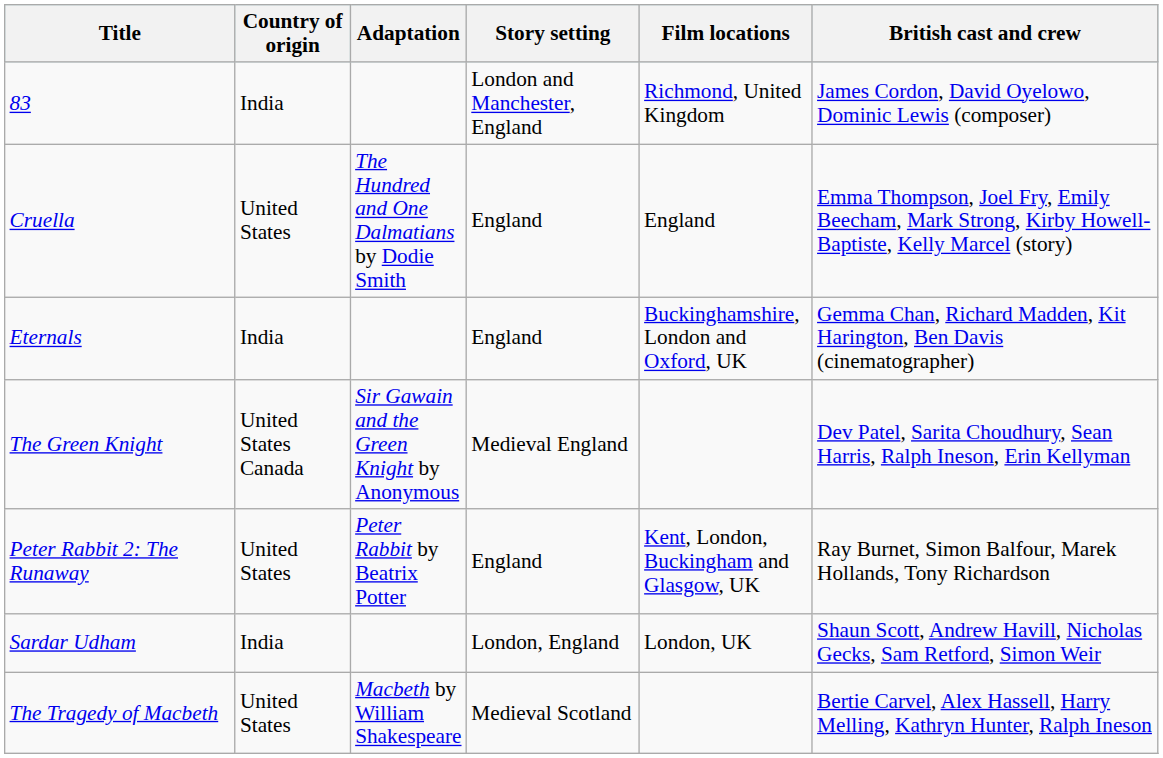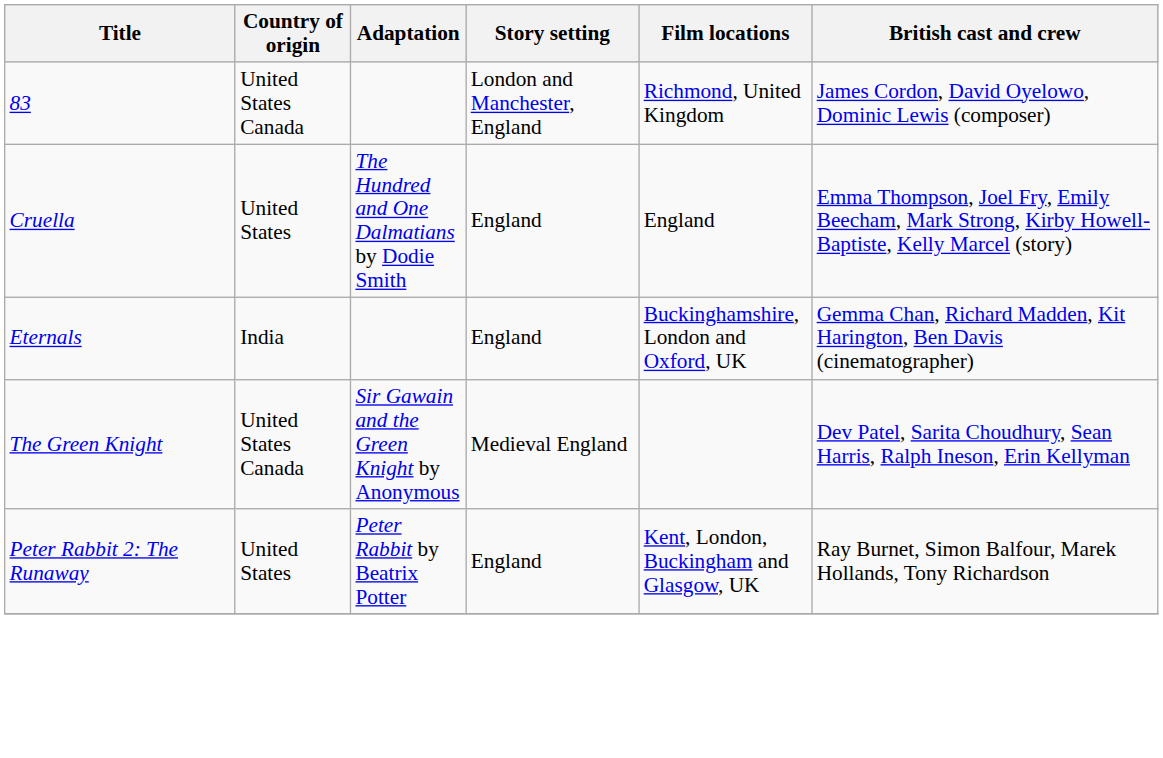(262, 103) India -> (272, 103) United States Canada
- row: (73, 642)
- row: (114, 712)
